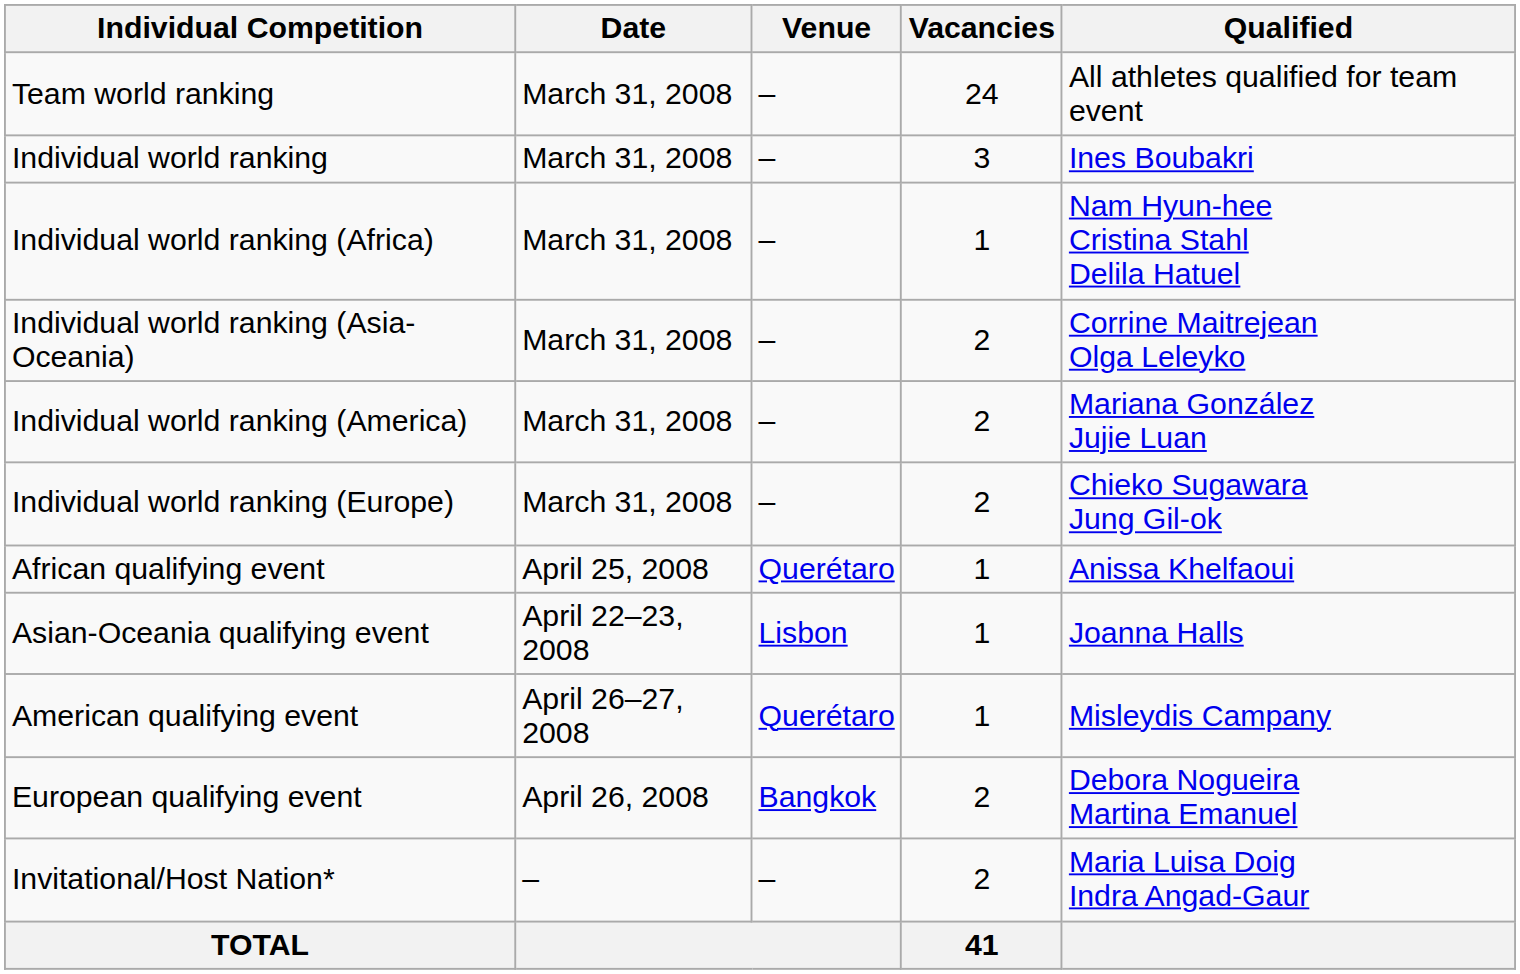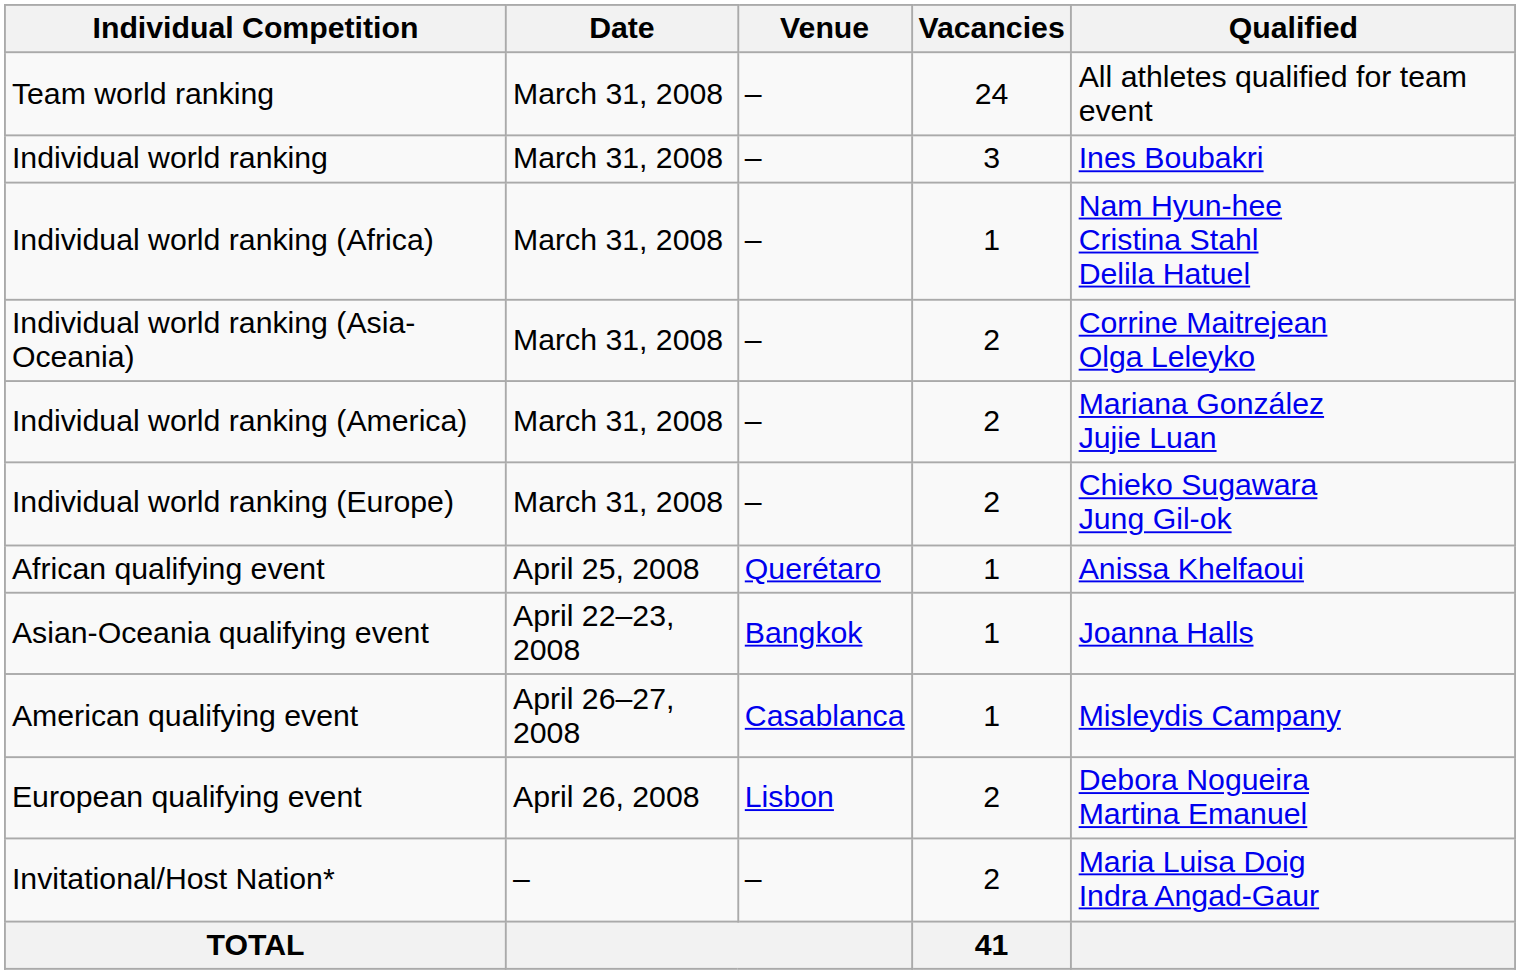(803, 633) Lisbon -> (804, 633) Bangkok
(827, 715) Querétaro -> (825, 715) Casablanca
(817, 797) Bangkok -> (789, 797) Lisbon
